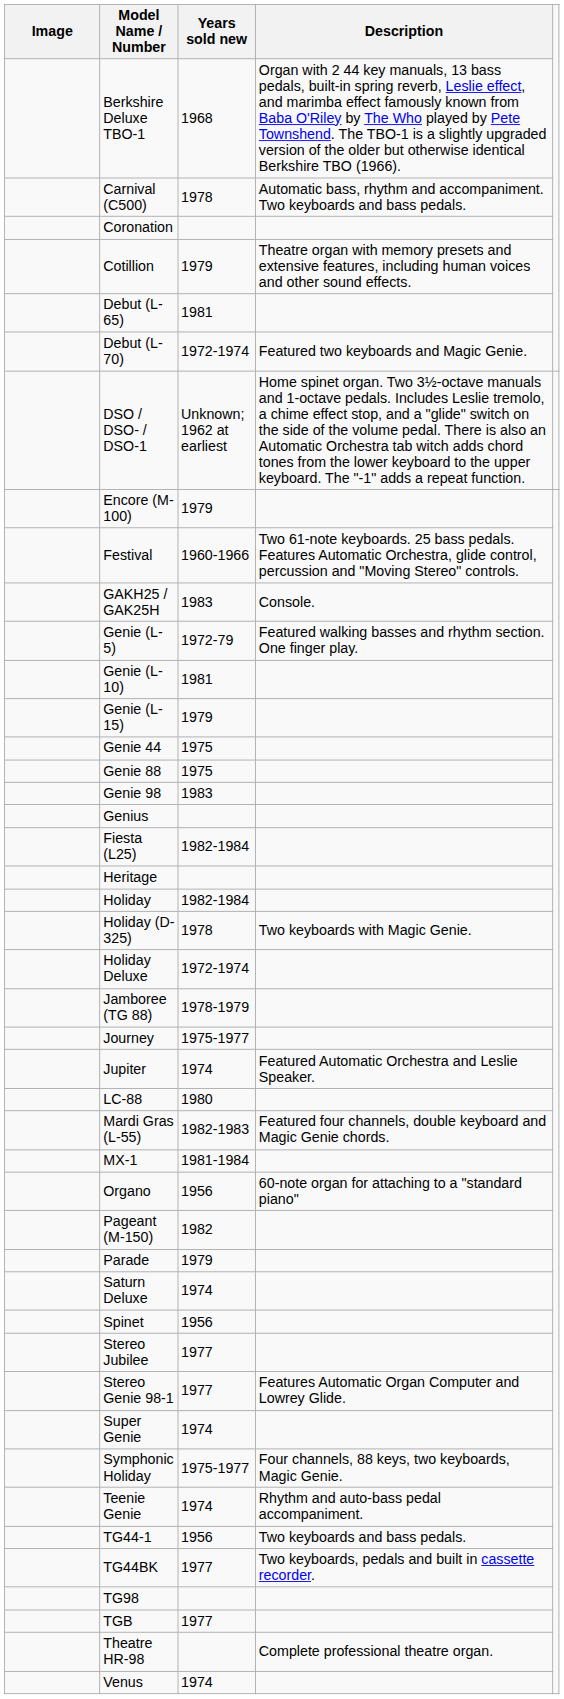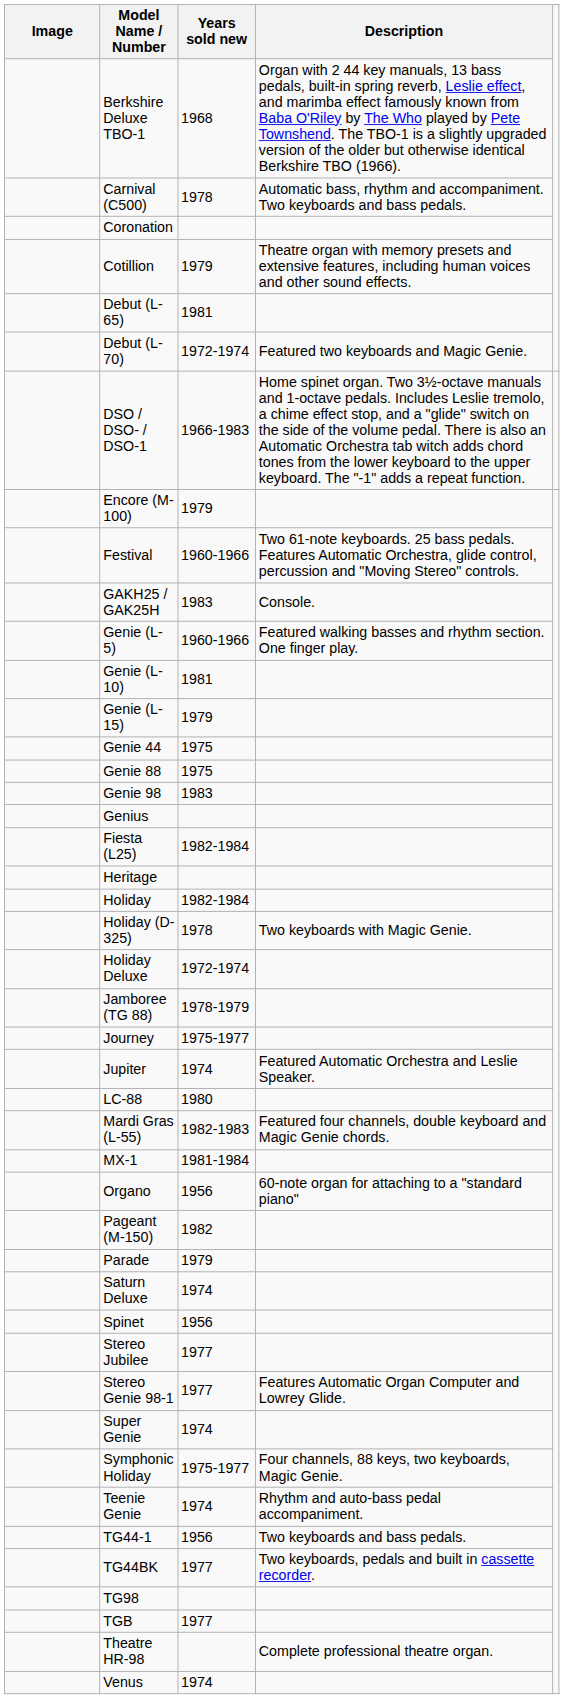(213, 430) Unknown; 1962 at earliest -> (215, 430) 1966-1983
(207, 640) 1972-79 -> (215, 640) 1960-1966
